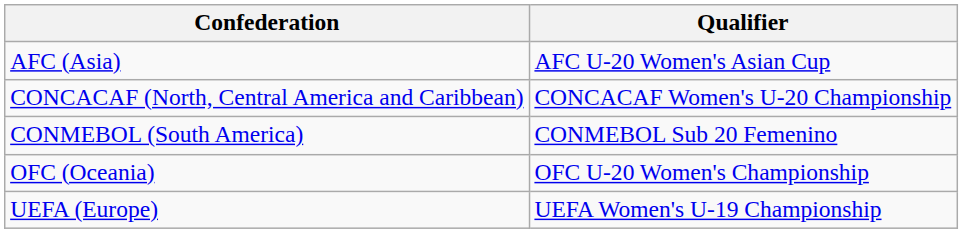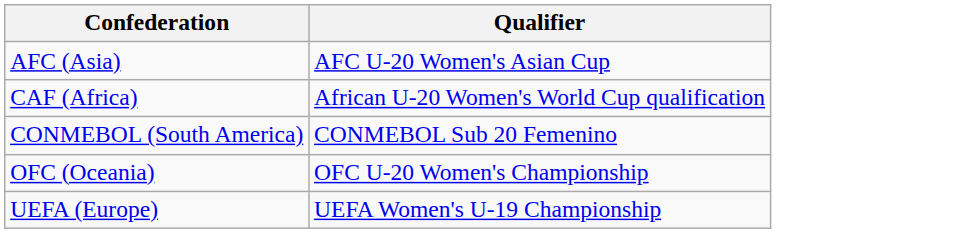+ row: (74, 97)
- row: (267, 97)
